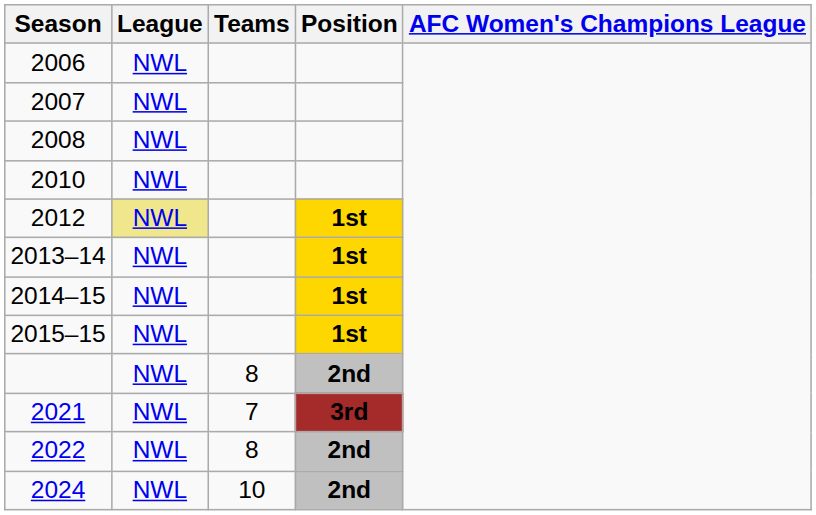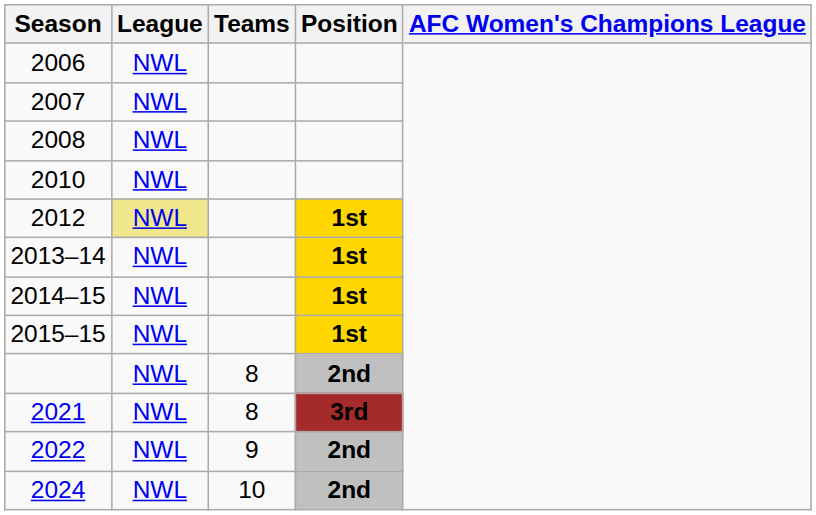(252, 412) 7 -> (252, 412) 8
(252, 450) 8 -> (252, 450) 9
